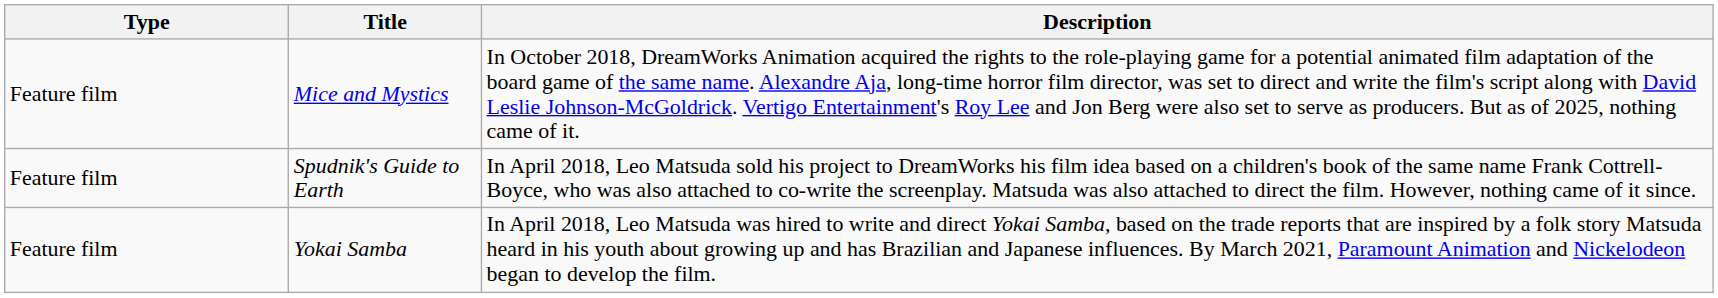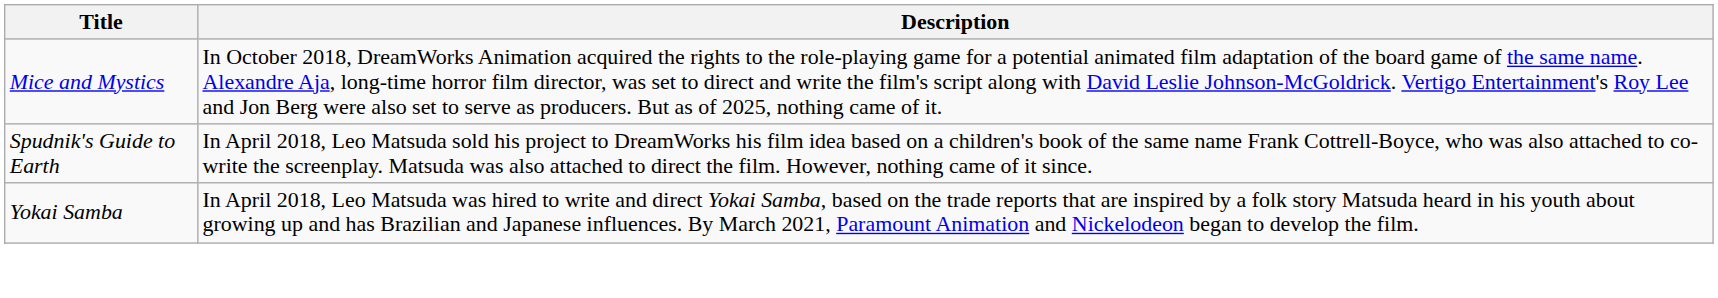- column: (147, 21)
